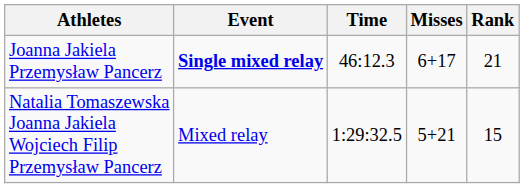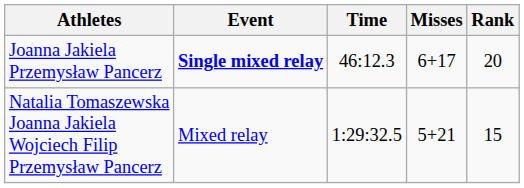(493, 61) 21 -> (493, 61) 20
